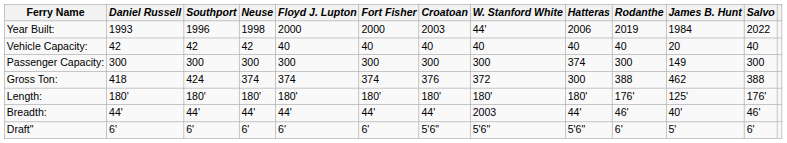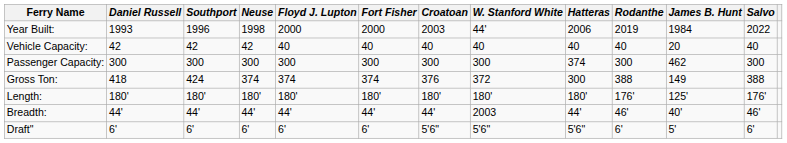(677, 63) 149 -> (677, 63) 462
(677, 79) 462 -> (677, 79) 149
